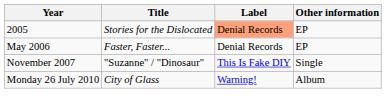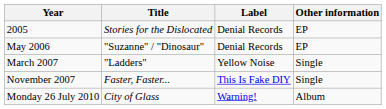(250, 29) lightsalmon background -> (250, 29) no background
(137, 46) Faster, Faster... -> (154, 46) "Suzanne" / "Dinosaur"
+ row: (32, 63)
(154, 63) "Suzanne" / "Dinosaur" -> (137, 79) Faster, Faster...
